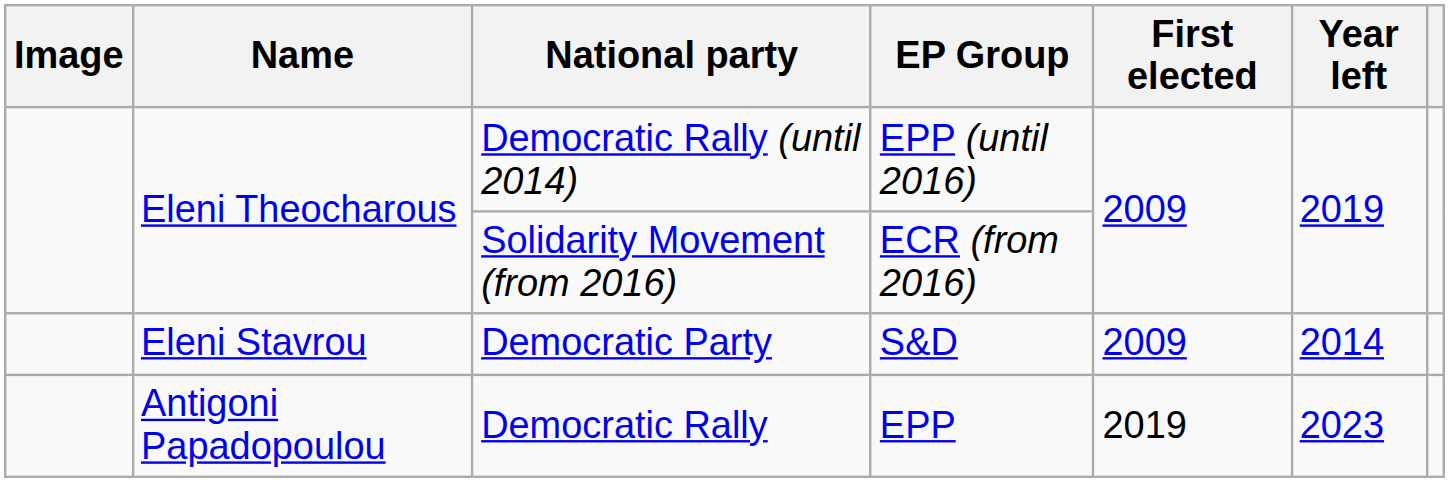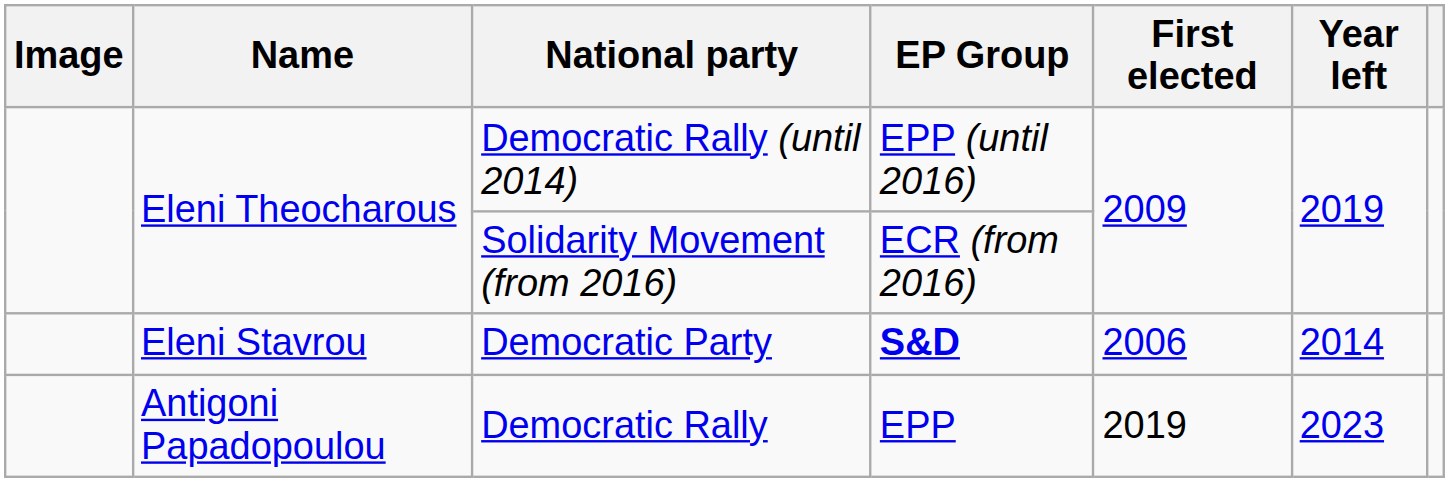(919, 342) normal -> (920, 342) bold
(1145, 342) 2009 -> (1145, 342) 2006
